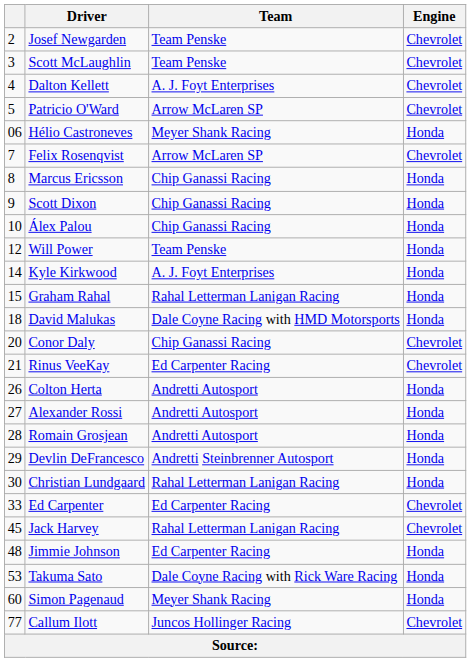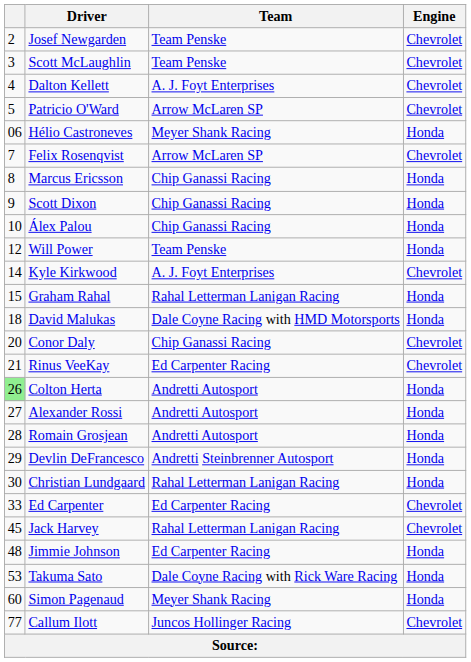(425, 272) Honda -> (434, 272) Chevrolet
(15, 389) no background -> (15, 389) lightgreen background
